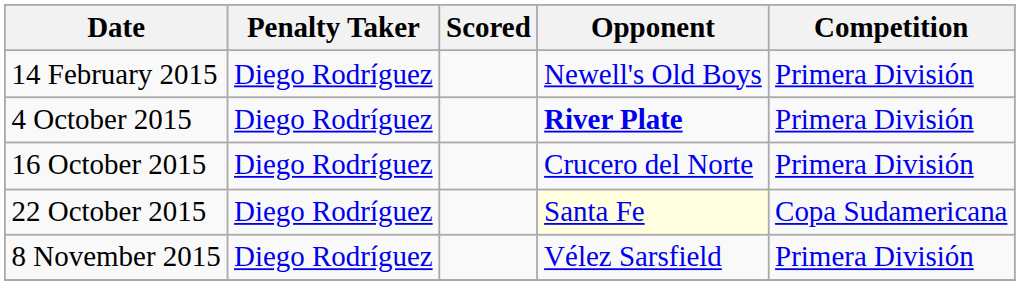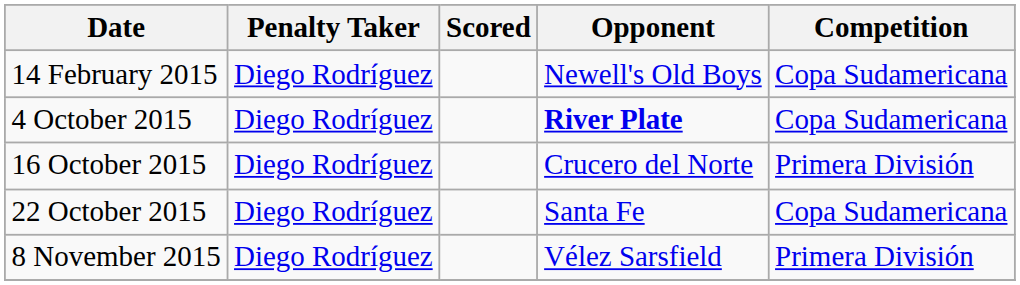(874, 73) Primera División -> (891, 73) Copa Sudamericana
(874, 119) Primera División -> (891, 119) Copa Sudamericana
(594, 211) lightyellow background -> (594, 211) no background
